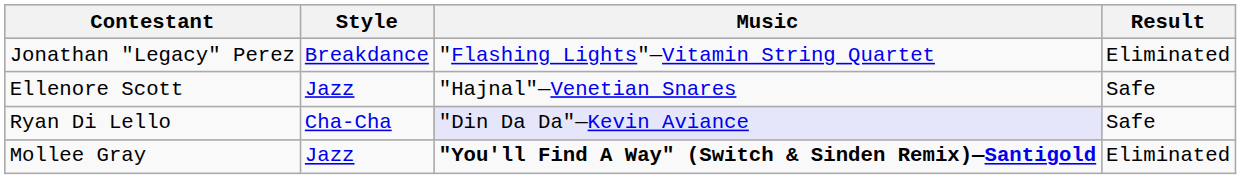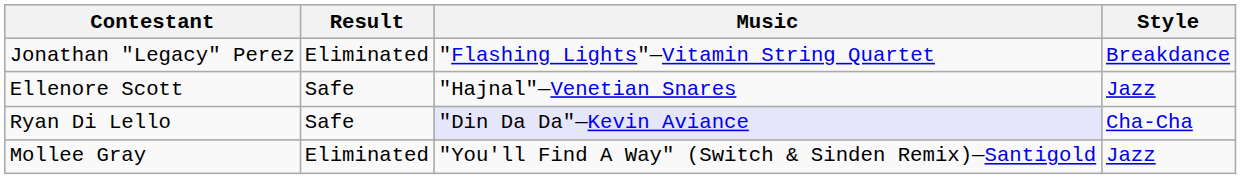columns swapped: (367, 22) <-> (1168, 22)
(767, 156) bold -> (767, 156) normal
